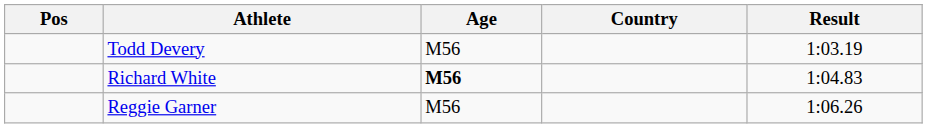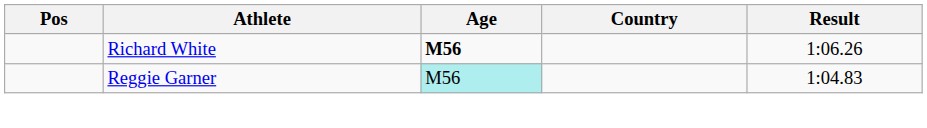- row: (156, 48)
(834, 78) 1:04.83 -> (834, 48) 1:06.26
(443, 107) no background -> (443, 78) paleturquoise background
(834, 107) 1:06.26 -> (834, 78) 1:04.83
